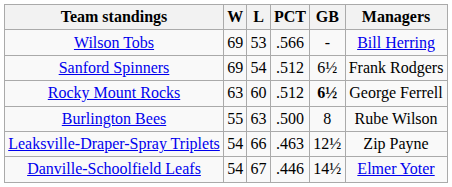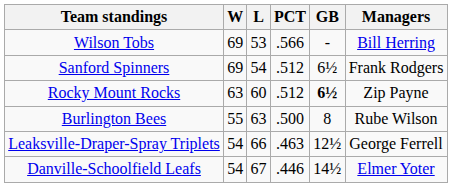(396, 93) George Ferrell -> (396, 93) Zip Payne
(396, 144) Zip Payne -> (396, 144) George Ferrell
